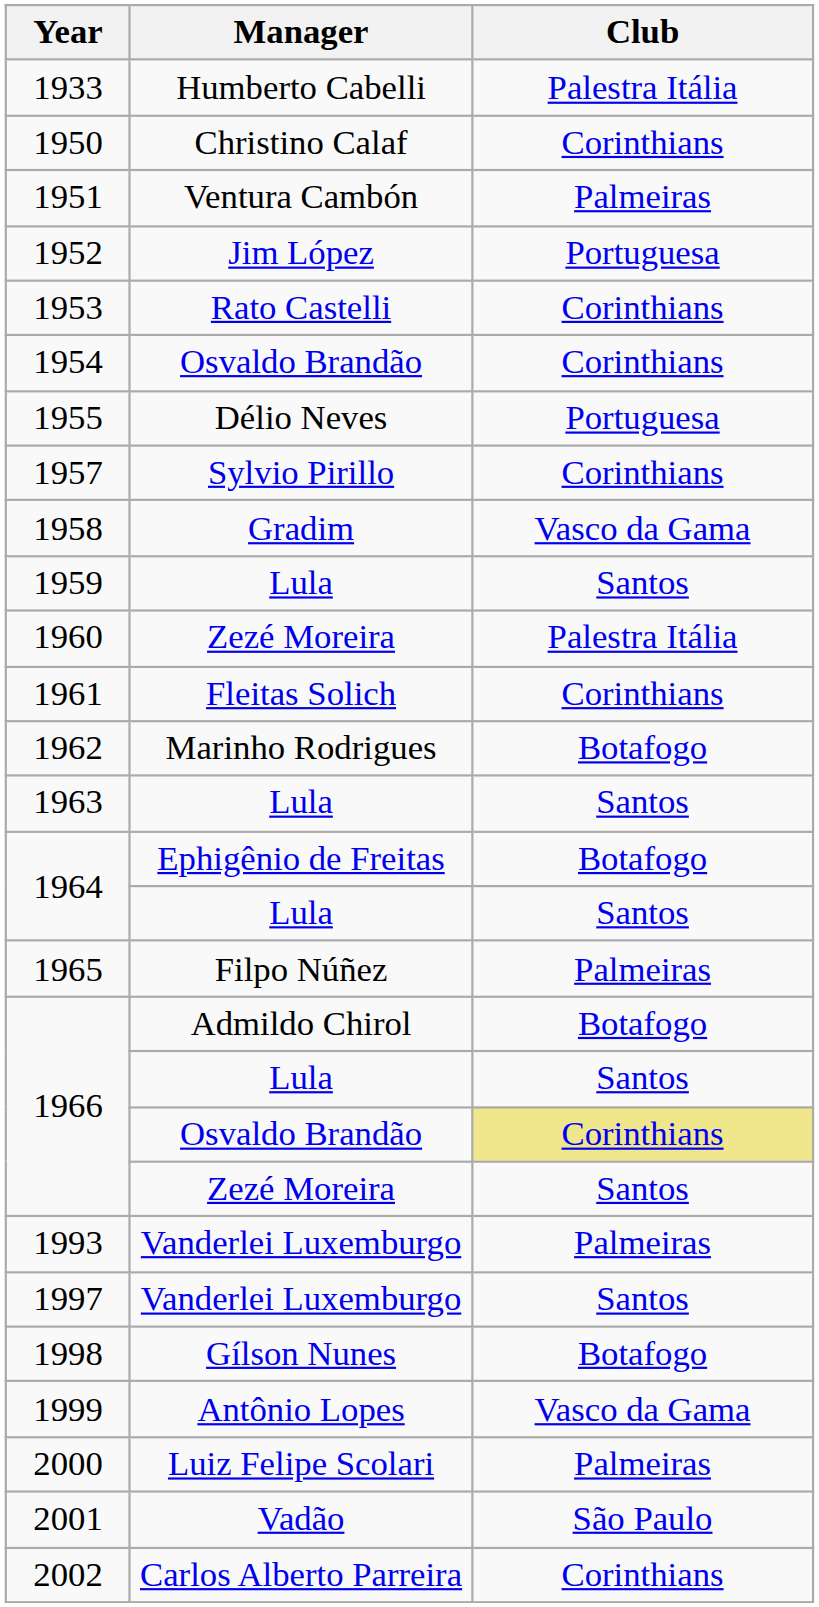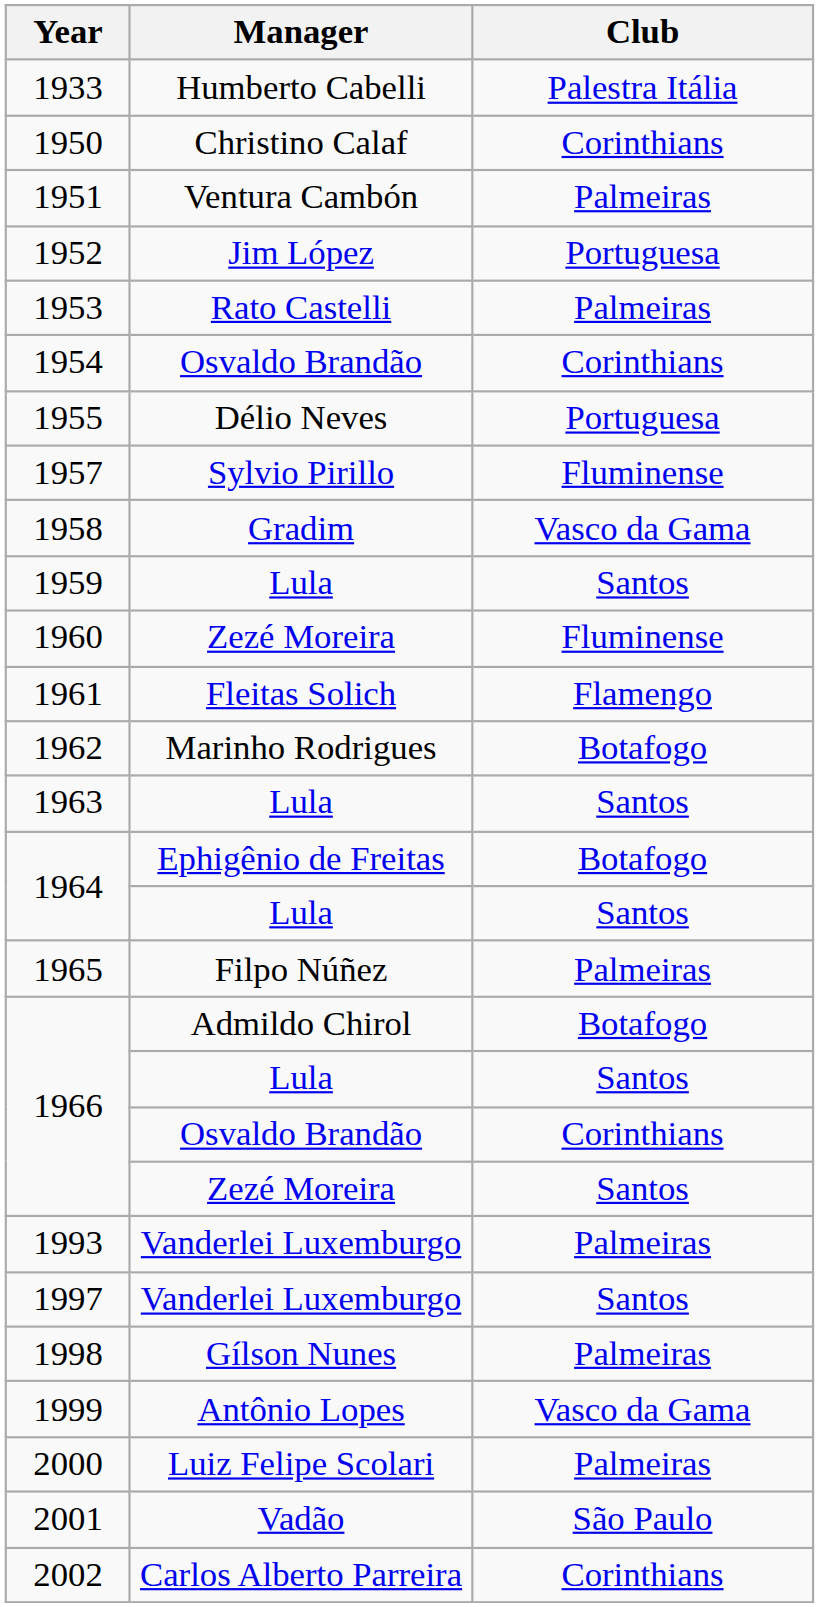(643, 307) Corinthians -> (643, 307) Palmeiras
(643, 472) Corinthians -> (643, 472) Fluminense
(643, 637) Palestra Itália -> (643, 637) Fluminense
(643, 692) Corinthians -> (643, 692) Flamengo
(643, 1133) khaki background -> (643, 1133) no background
(643, 1353) Botafogo -> (643, 1353) Palmeiras
